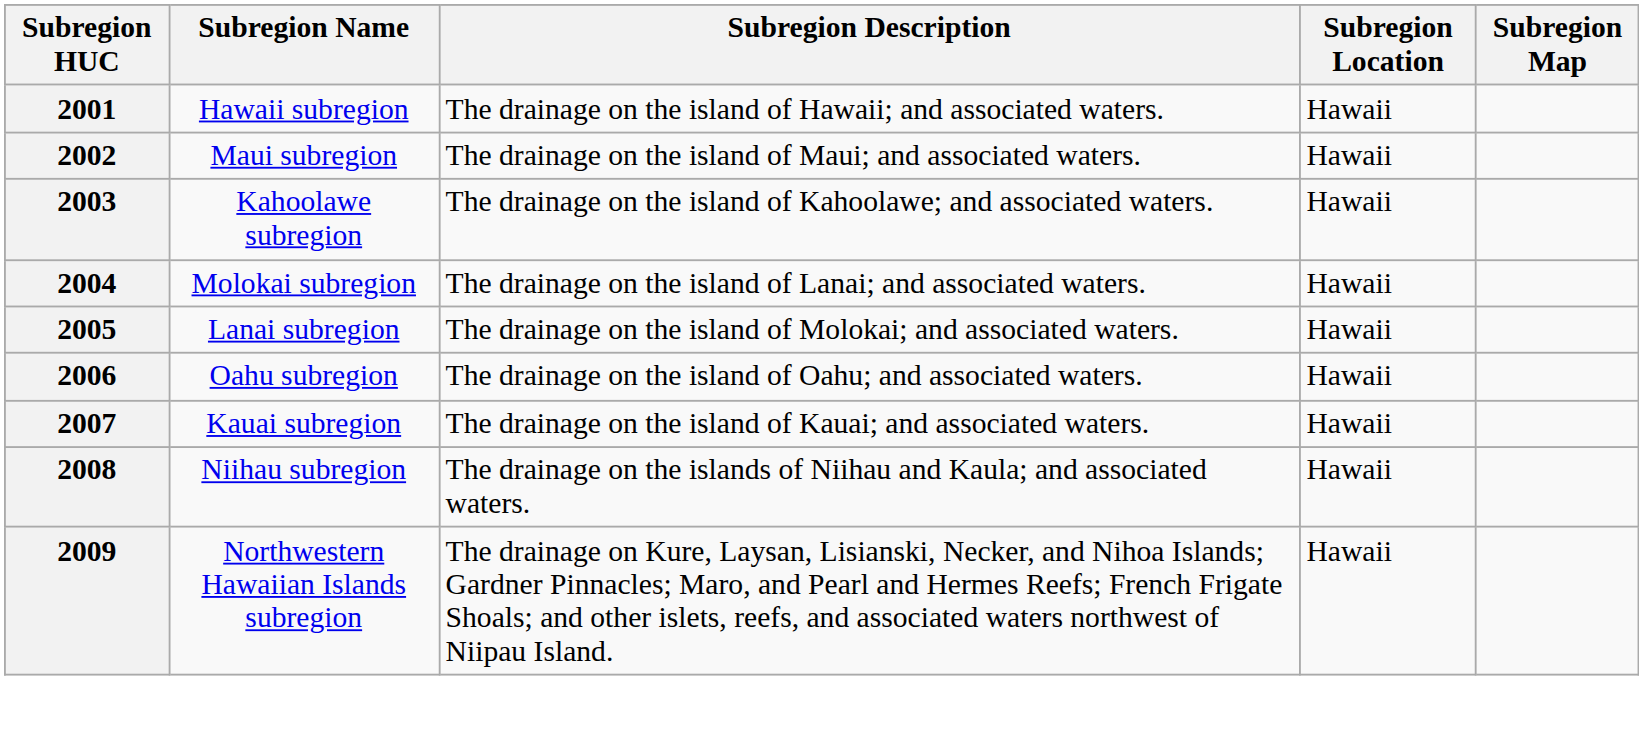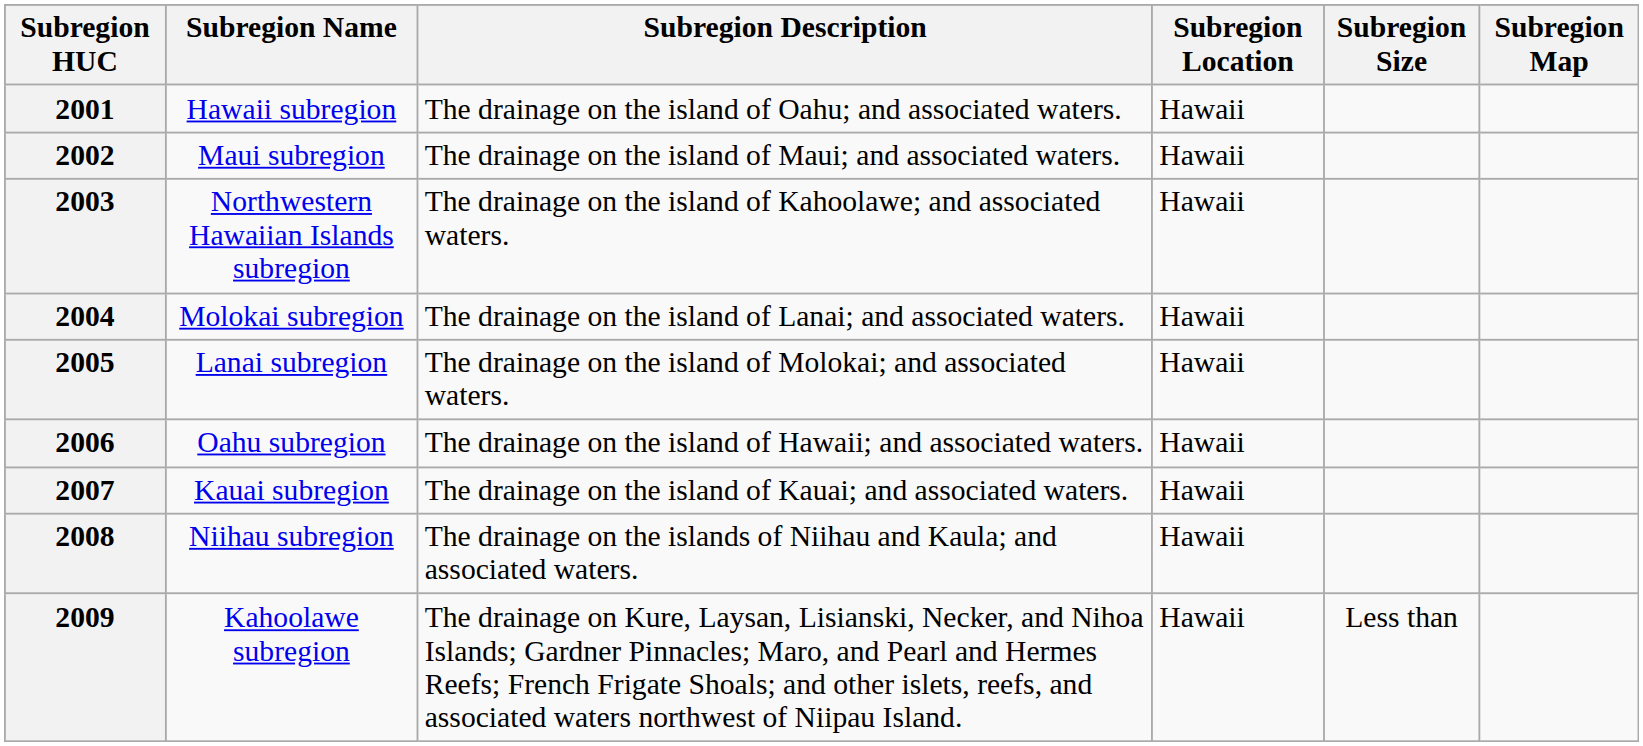+ column: (1402, 44)
(805, 108) The drainage on the island of Hawaii; and associated waters. -> (773, 108) The drainage on the island of Oahu; and associated waters.
(304, 218) Kahoolawe subregion -> (291, 235) Northwestern Hawaiian Islands subregion
(794, 376) The drainage on the island of Oahu; and associated waters. -> (784, 442) The drainage on the island of Hawaii; and associated waters.
(304, 583) Northwestern Hawaiian Islands subregion -> (291, 633) Kahoolawe subregion
